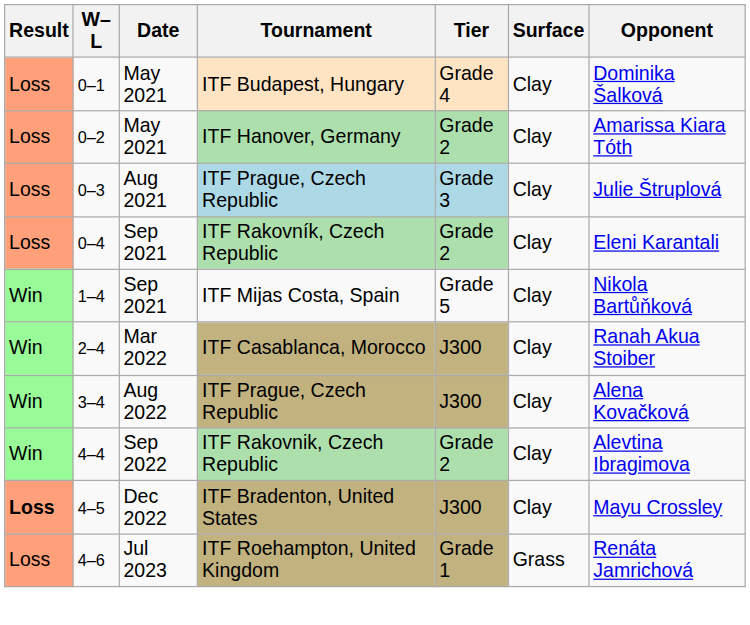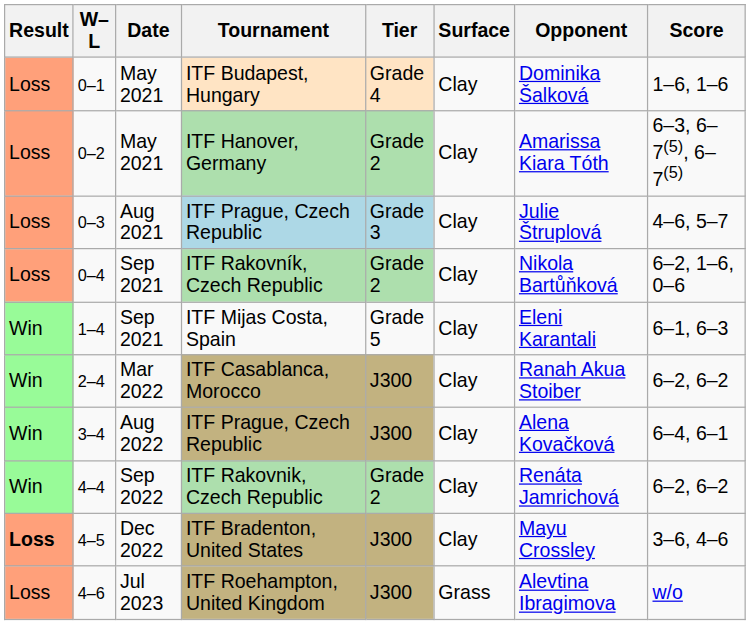+ column: (697, 30)
(656, 242) Eleni Karantali -> (568, 275) Nikola Bartůňková
(643, 295) Nikola Bartůňková -> (557, 328) Eleni Karantali
(642, 454) Alevtina Ibragimova -> (569, 486) Renáta Jamrichová
(466, 560) Grade 1 -> (391, 592) J300
(643, 560) Renáta Jamrichová -> (567, 592) Alevtina Ibragimova
